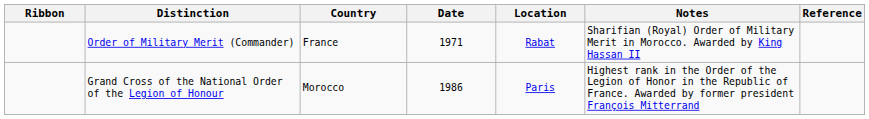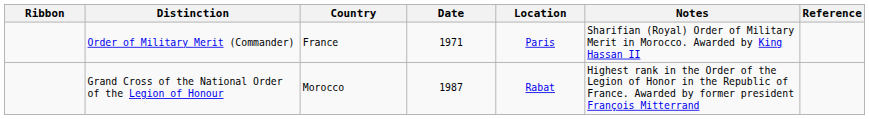(540, 42) Rabat -> (540, 42) Paris
(451, 88) 1986 -> (451, 88) 1987
(540, 88) Paris -> (540, 88) Rabat
